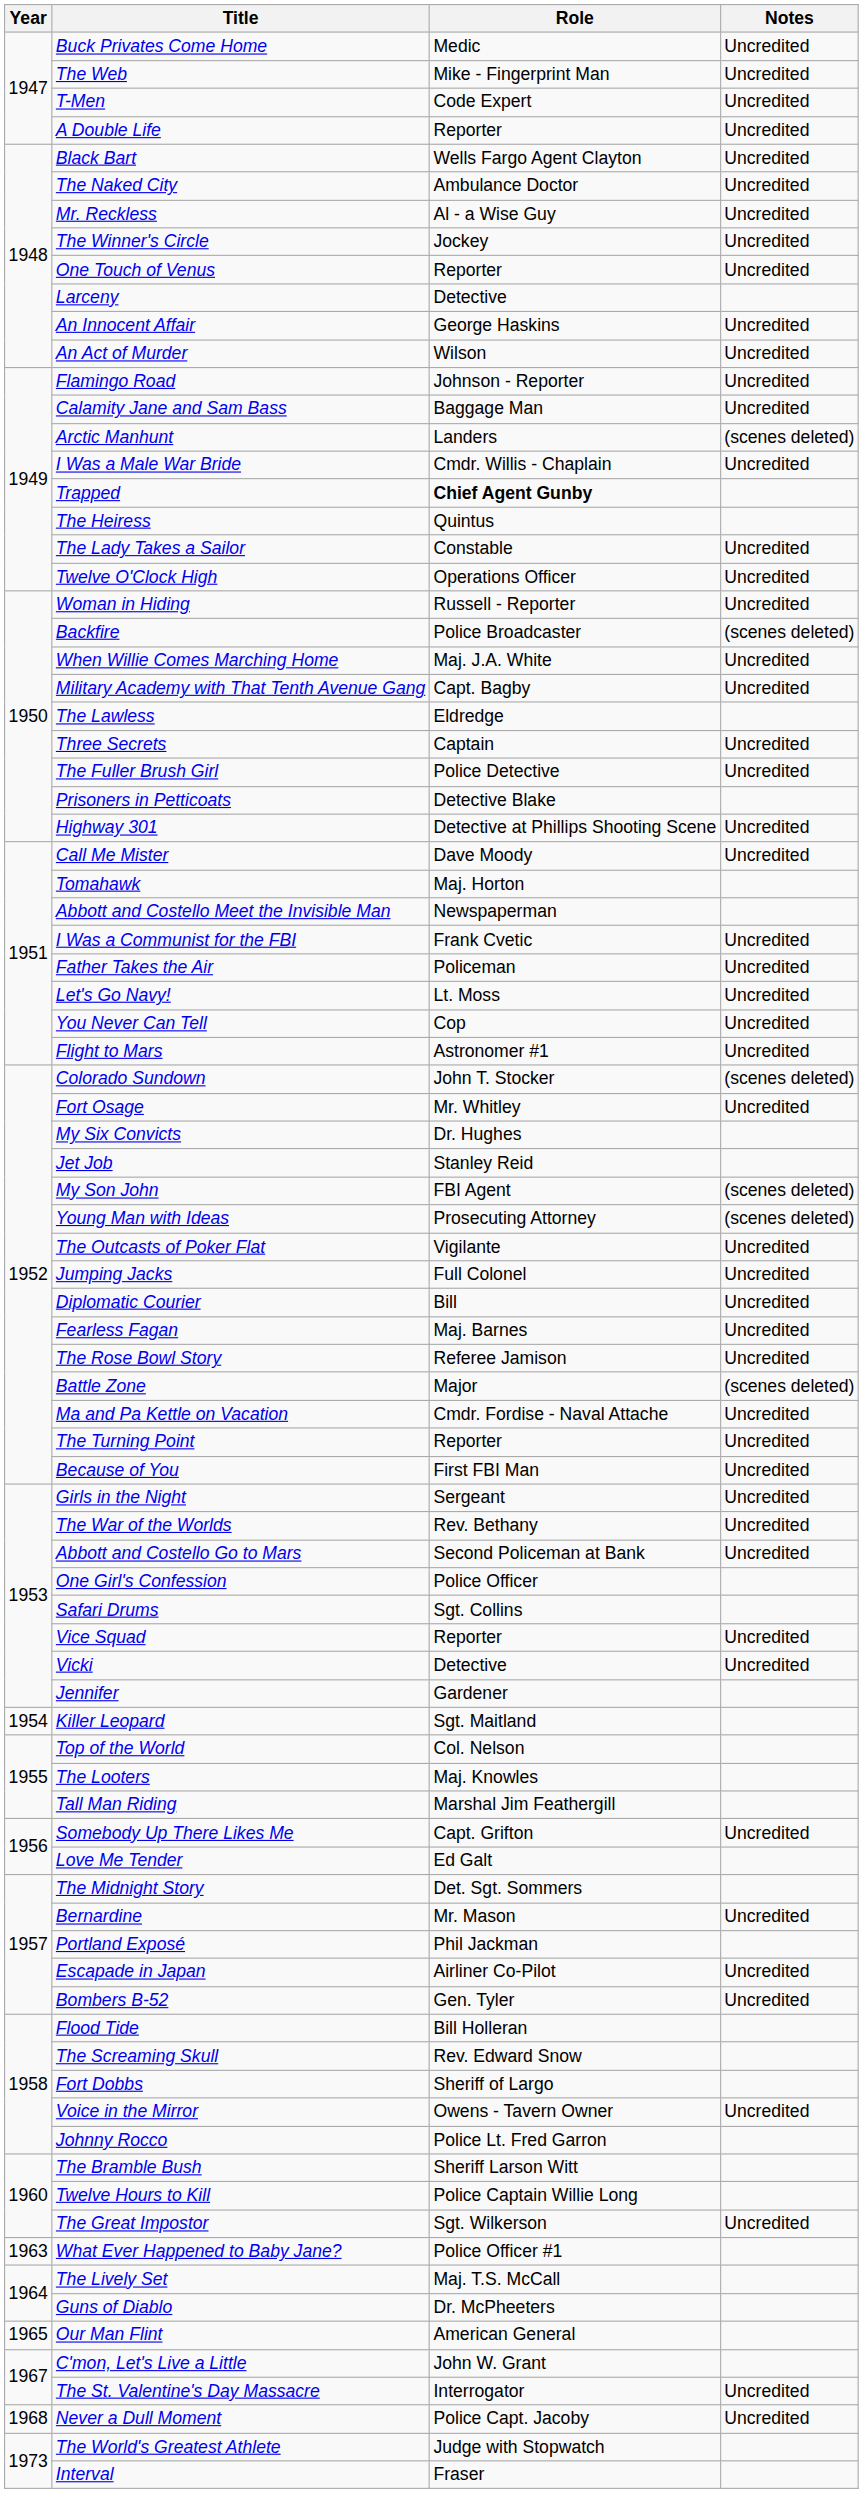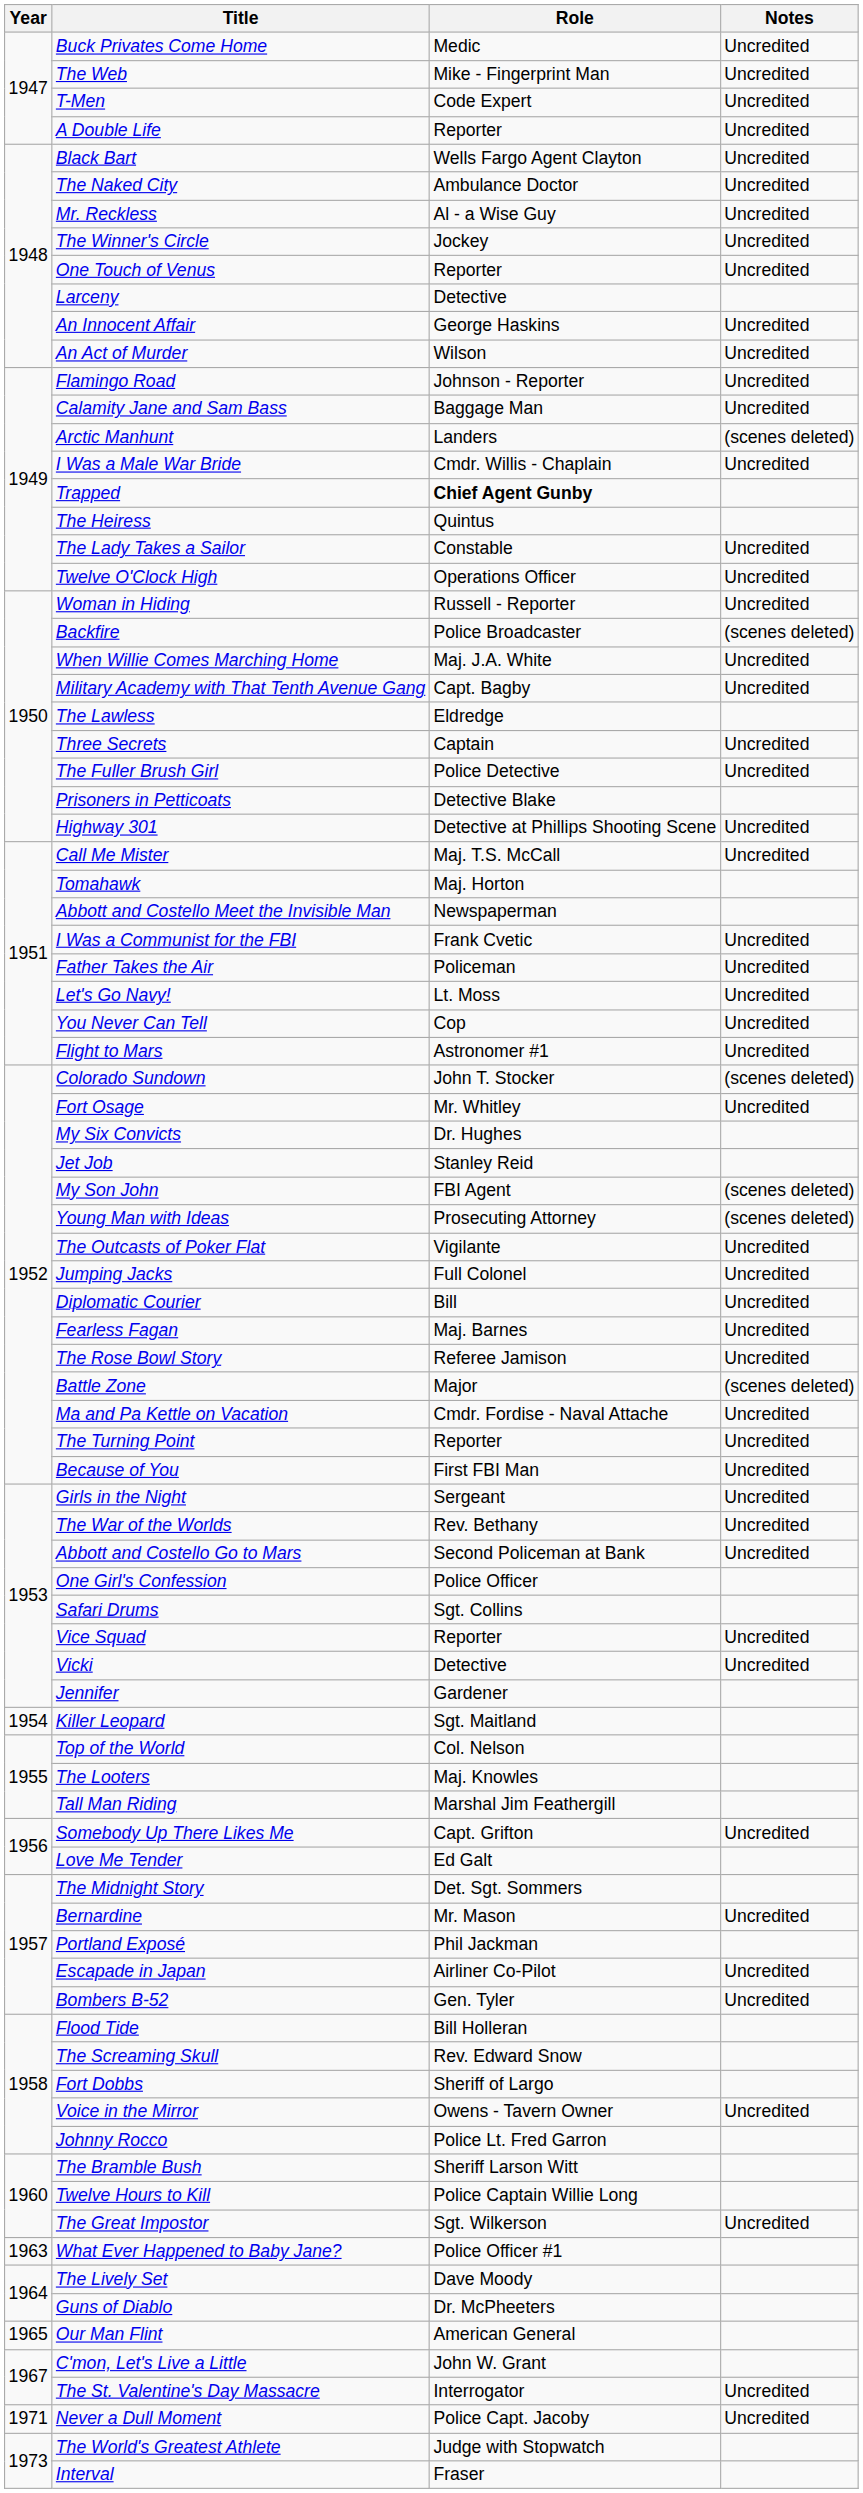(483, 855) Dave Moody -> (497, 855) Maj. T.S. McCall
(497, 2279) Maj. T.S. McCall -> (483, 2279) Dave Moody
(28, 2418) 1968 -> (28, 2418) 1971
